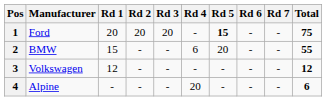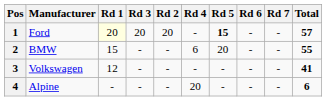columns swapped: (140, 14) <-> (167, 14)
(112, 32) no background -> (112, 32) lightyellow background
(307, 32) 75 -> (307, 32) 57
(307, 68) 12 -> (307, 68) 41
